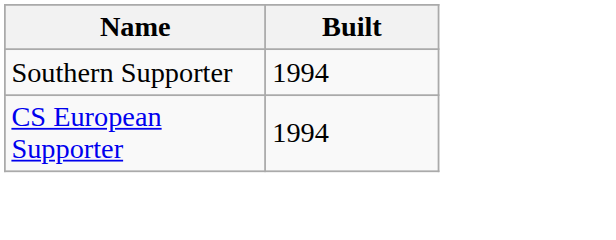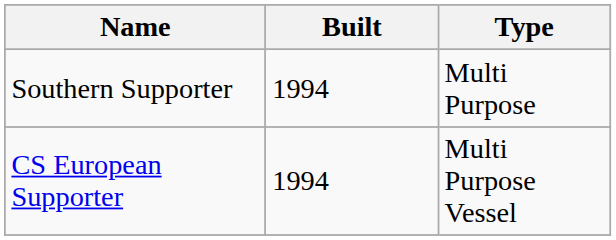+ column: (524, 26)
